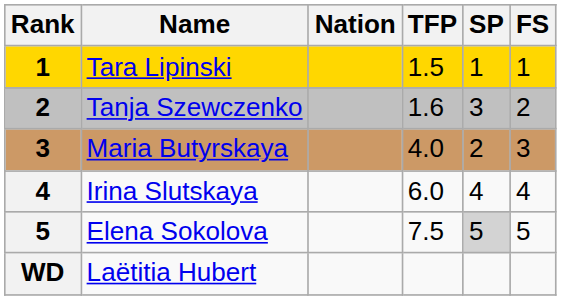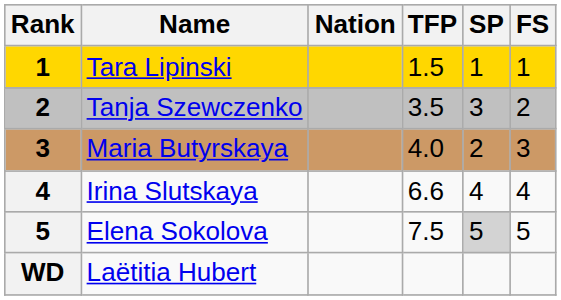(426, 107) 1.6 -> (426, 107) 3.5
(426, 190) 6.0 -> (426, 190) 6.6
